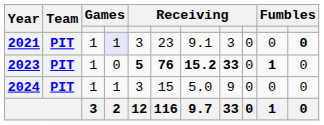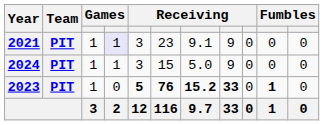(231, 44) 3 -> (231, 44) 9
(303, 44) bold -> (303, 44) normal
rows swapped: (24, 65) <-> (24, 87)
